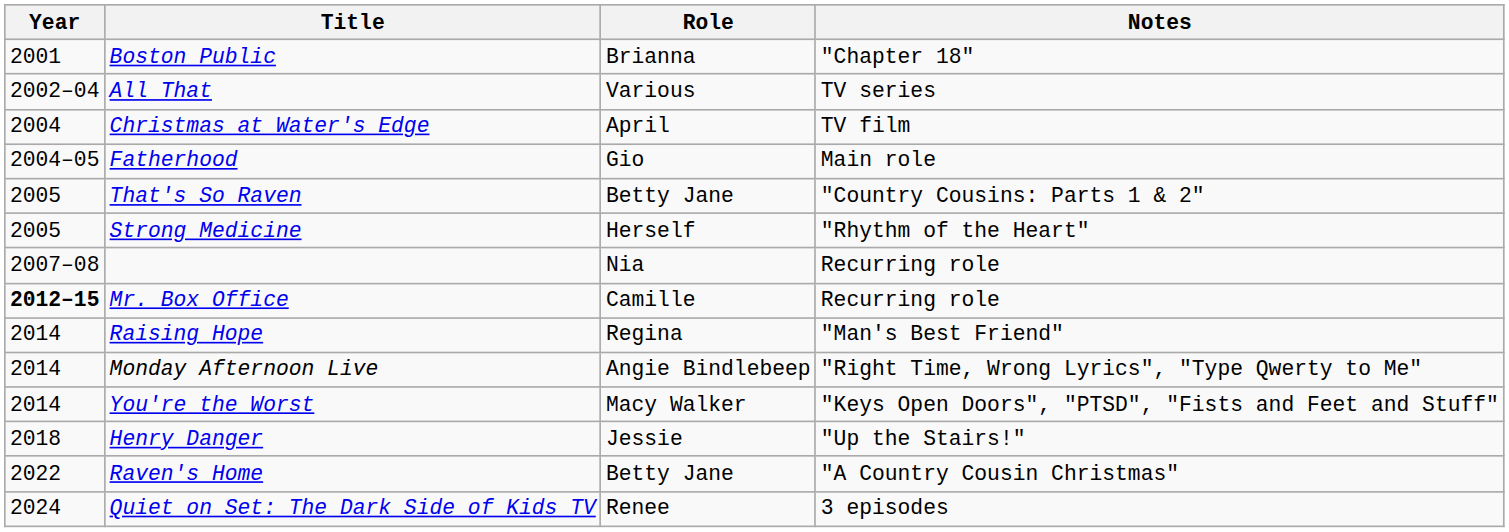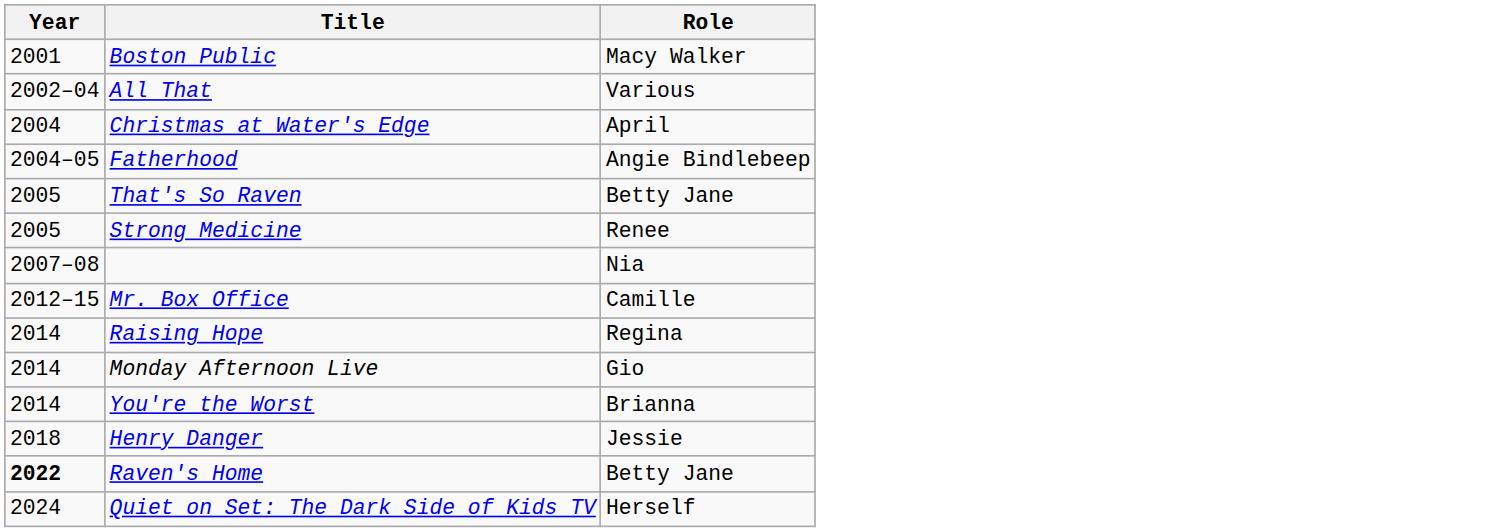- column: (1160, 22)
(651, 57) Brianna -> (676, 57) Macy Walker
(625, 161) Gio -> (708, 161) Angie Bindlebeep
(651, 231) Herself -> (638, 231) Renee
(55, 300) bold -> (55, 300) normal
(708, 370) Angie Bindlebeep -> (625, 370) Gio
(676, 404) Macy Walker -> (651, 404) Brianna
(35, 474) normal -> (35, 474) bold
(638, 509) Renee -> (651, 509) Herself
